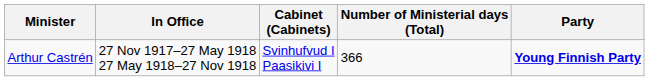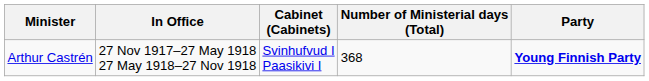(352, 57) 366 -> (352, 57) 368
